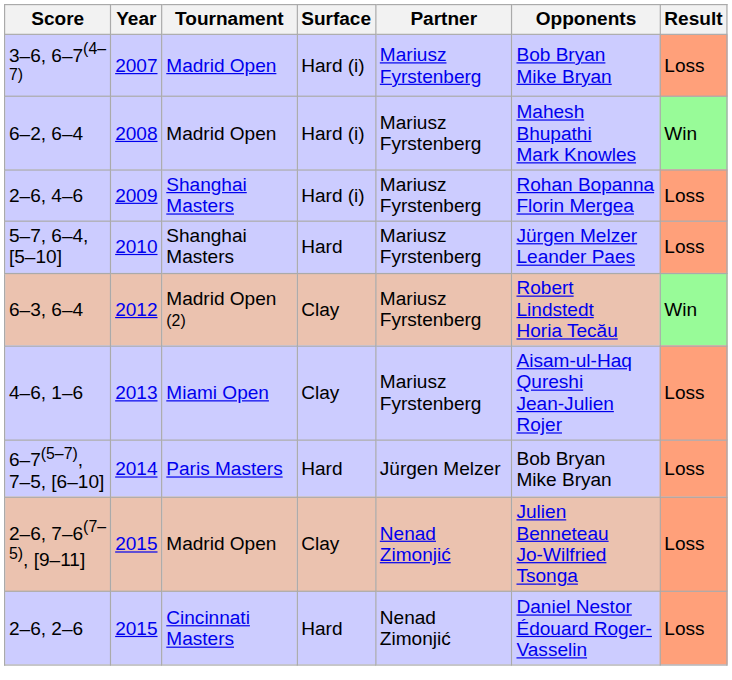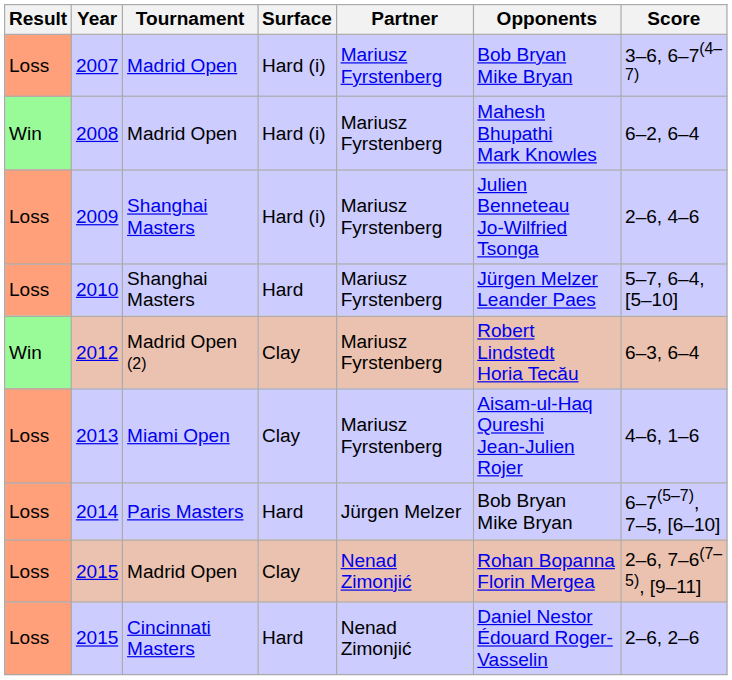columns swapped: (693, 19) <-> (58, 19)
(585, 195) Rohan Bopanna Florin Mergea -> (523, 216) Julien Benneteau Jo-Wilfried Tsonga
(563, 544) Julien Benneteau Jo-Wilfried Tsonga -> (546, 570) Rohan Bopanna Florin Mergea
